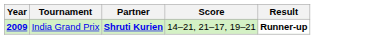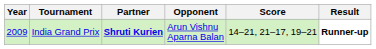+ column: (196, 12)
(17, 27) bold -> (17, 32) normal
